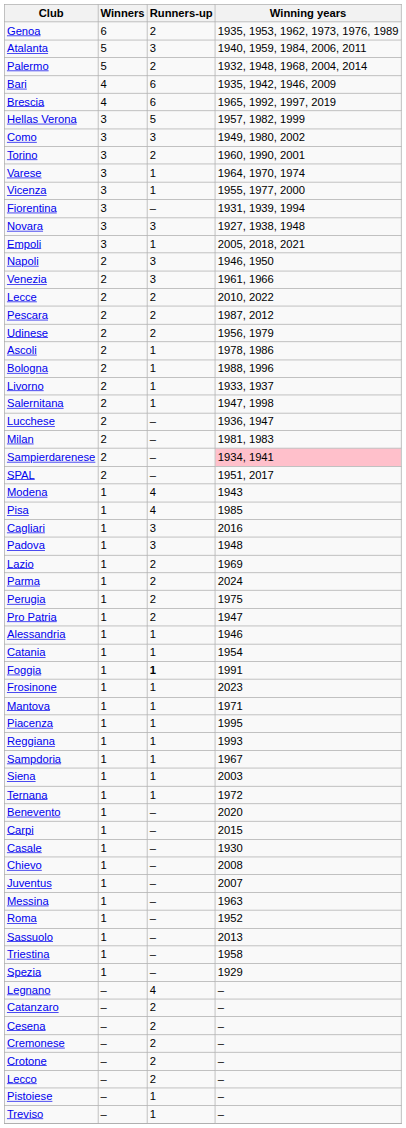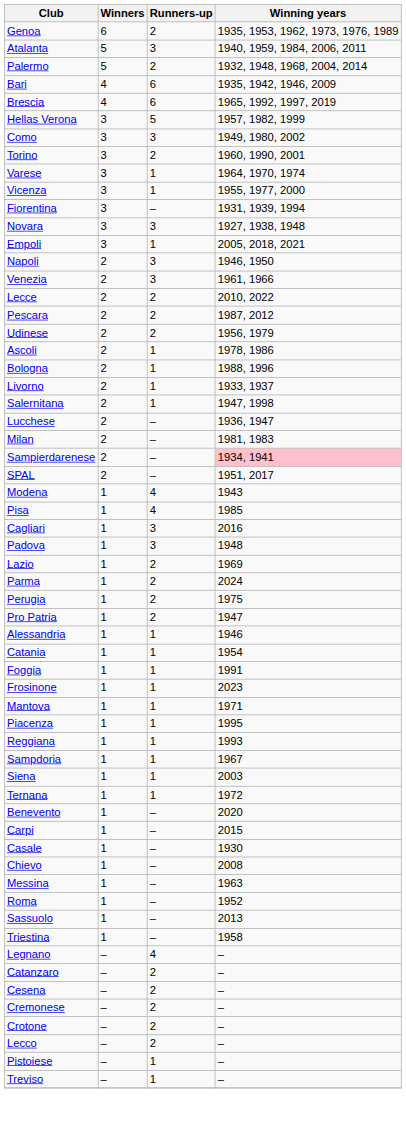(153, 670) bold -> (153, 670) normal
- row: (29, 883)
- row: (24, 972)
